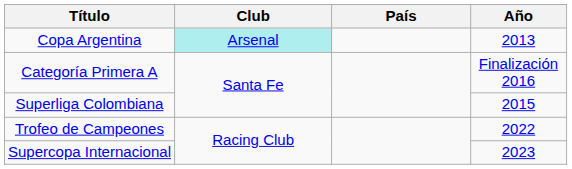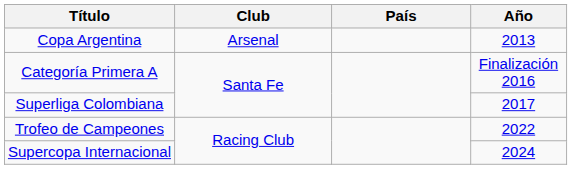(253, 40) paleturquoise background -> (253, 40) no background
(518, 104) 2015 -> (518, 104) 2017
(518, 152) 2023 -> (518, 152) 2024
